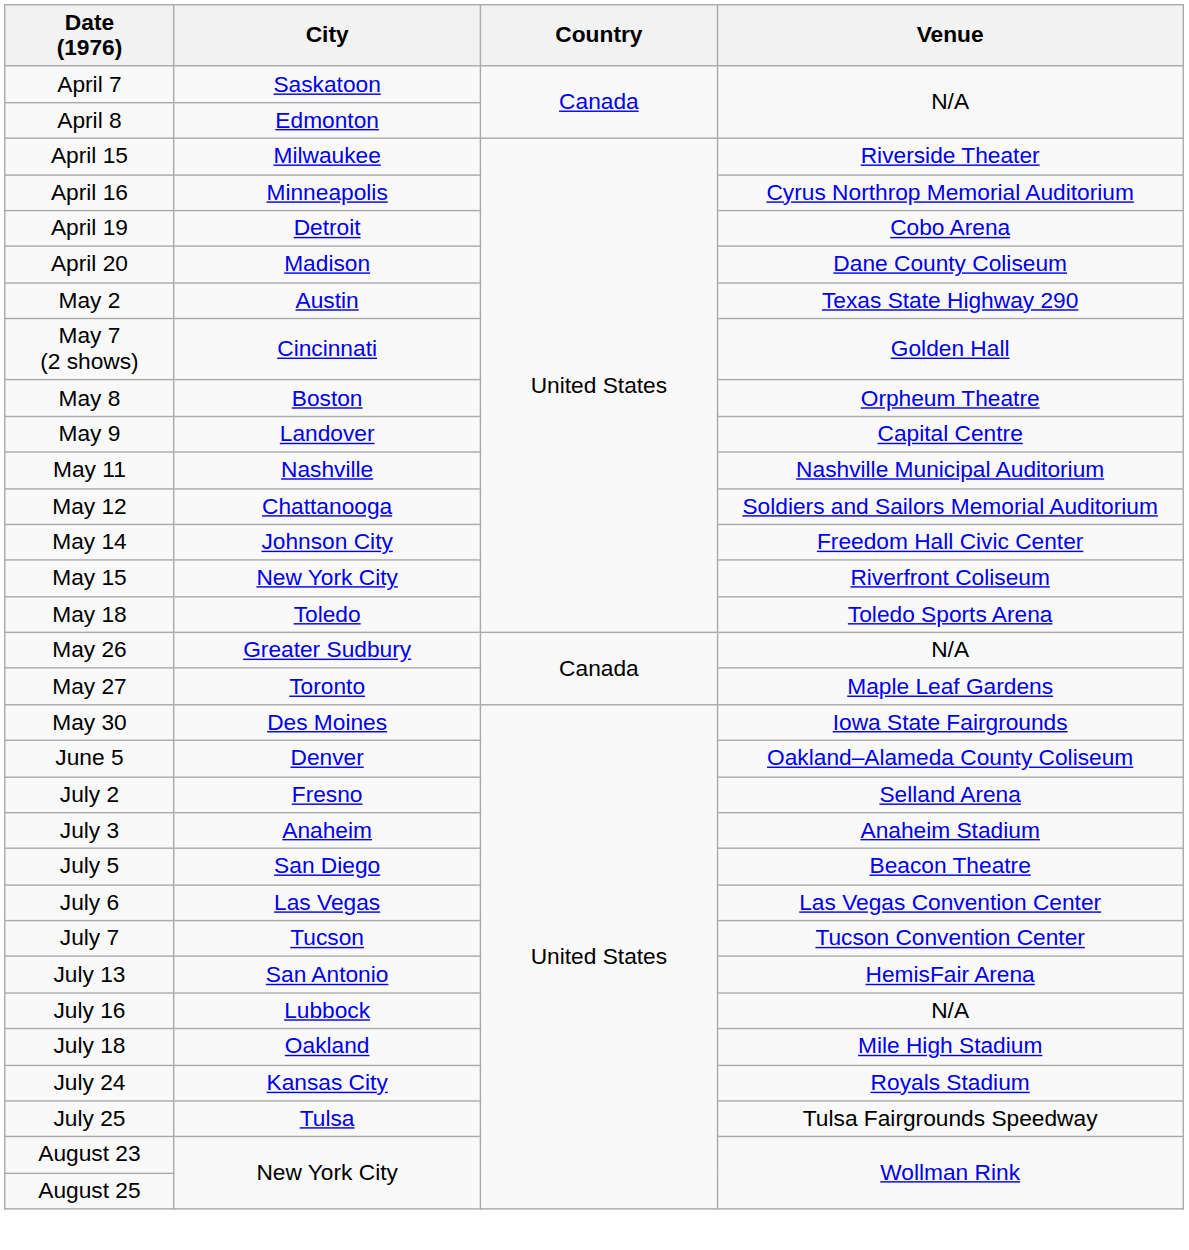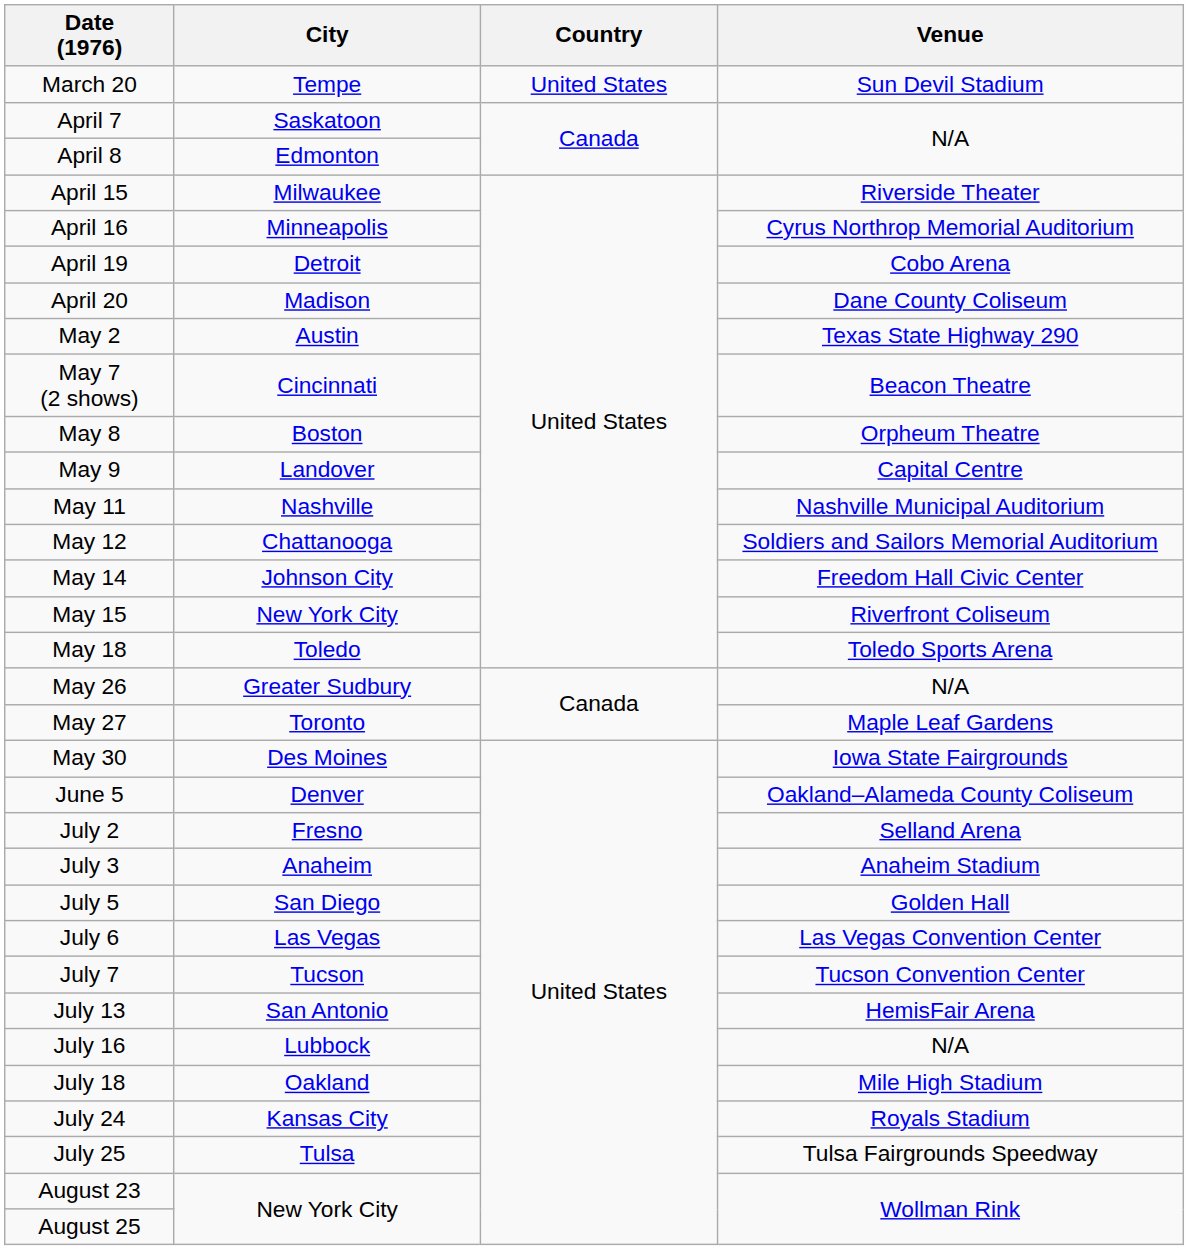+ row: (89, 84)
(950, 349) Golden Hall -> (950, 385) Beacon Theatre
(950, 866) Beacon Theatre -> (950, 902) Golden Hall
